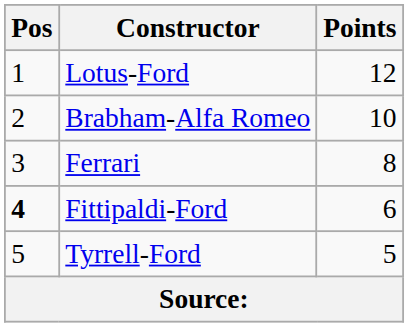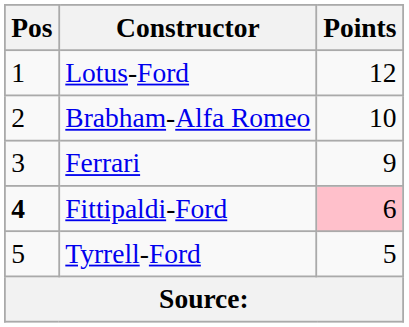(390, 163) 8 -> (390, 163) 9
(390, 208) no background -> (390, 208) pink background
